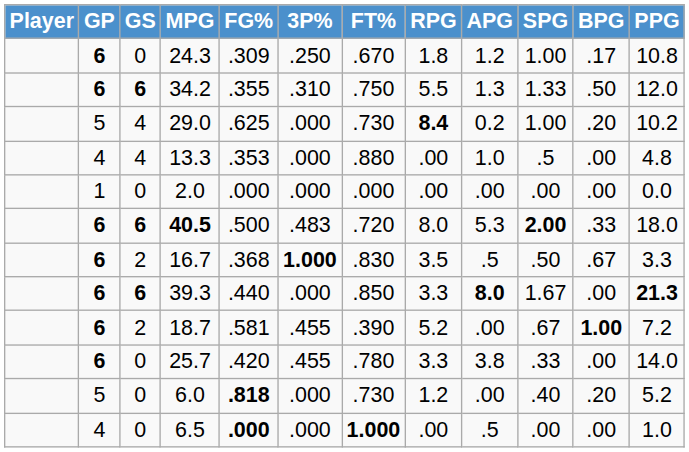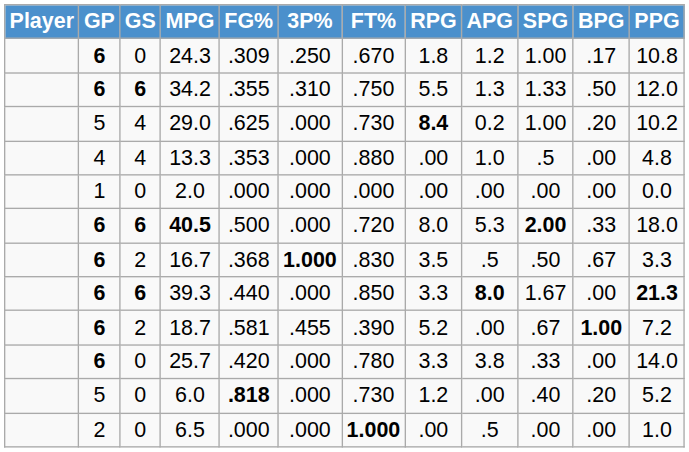(310, 225) .483 -> (310, 225) .000
(310, 361) .455 -> (310, 361) .000
(99, 429) 4 -> (99, 429) 2
(249, 429) bold -> (249, 429) normal
